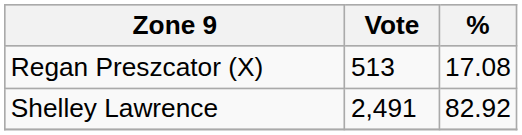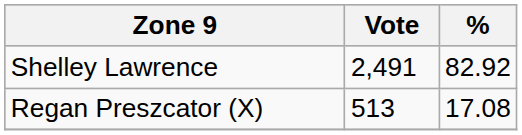rows swapped: (114, 108) <-> (137, 66)
